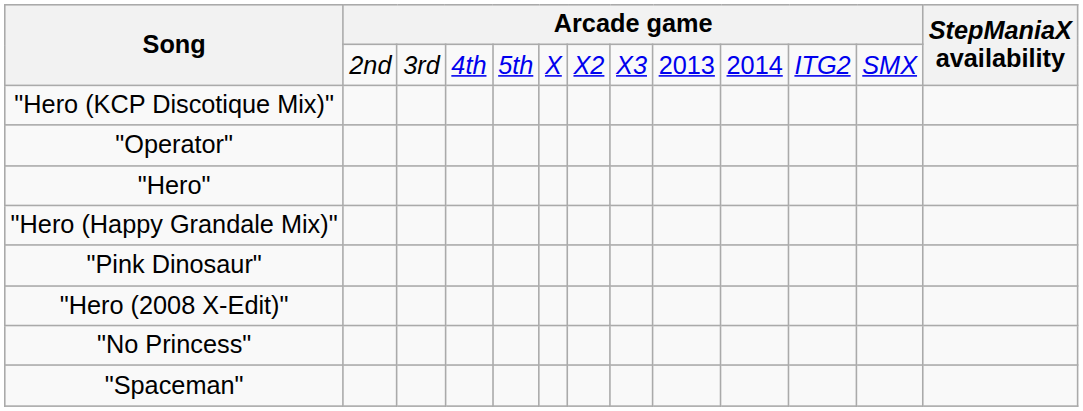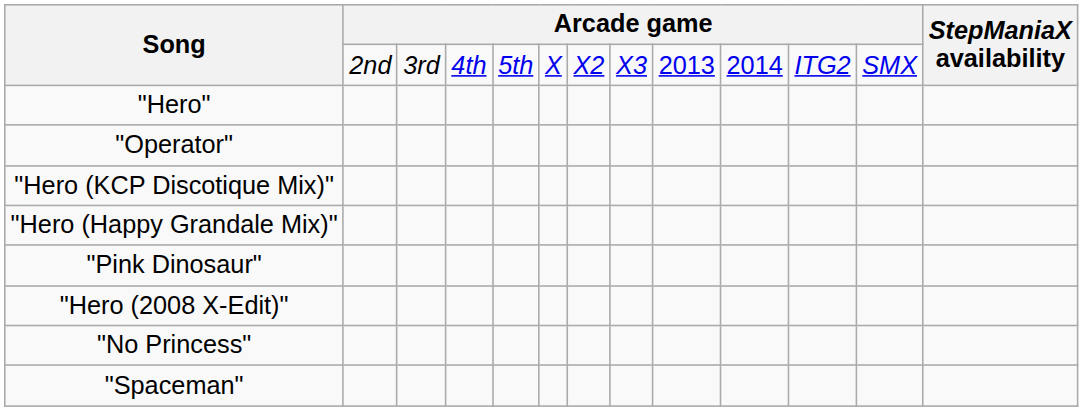rows swapped: (174, 184) <-> (174, 104)
